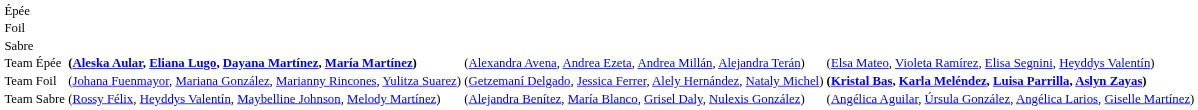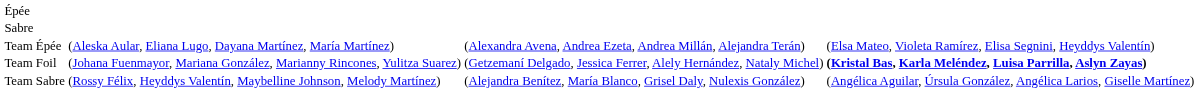- row: (15, 28)
(243, 63) bold -> (231, 45) normal
